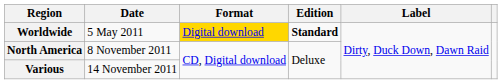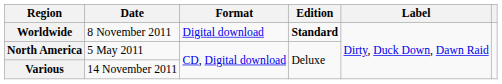(115, 32) 5 May 2011 -> (129, 32) 8 November 2011
(223, 32) gold background -> (223, 32) no background
(129, 50) 8 November 2011 -> (115, 50) 5 May 2011
